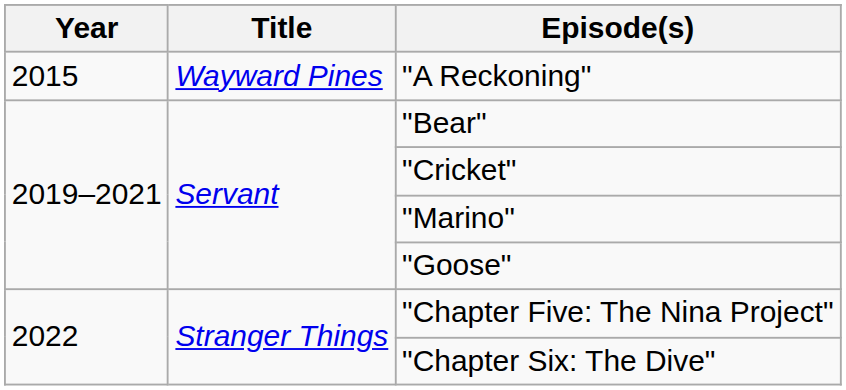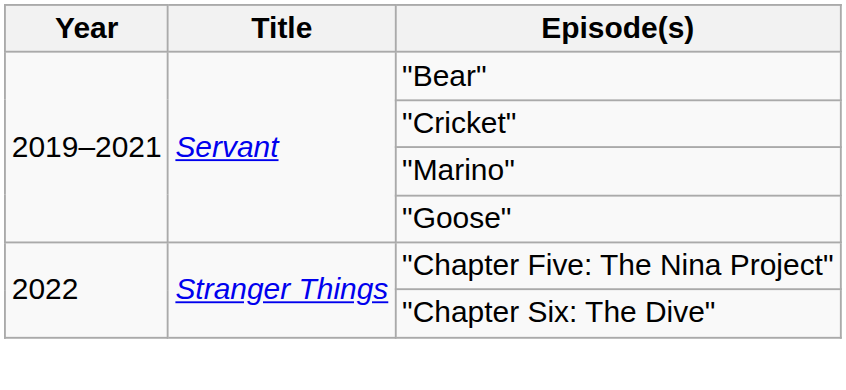- row: (497, 75)
